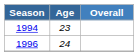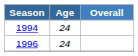(65, 28) 23 -> (65, 28) 24
